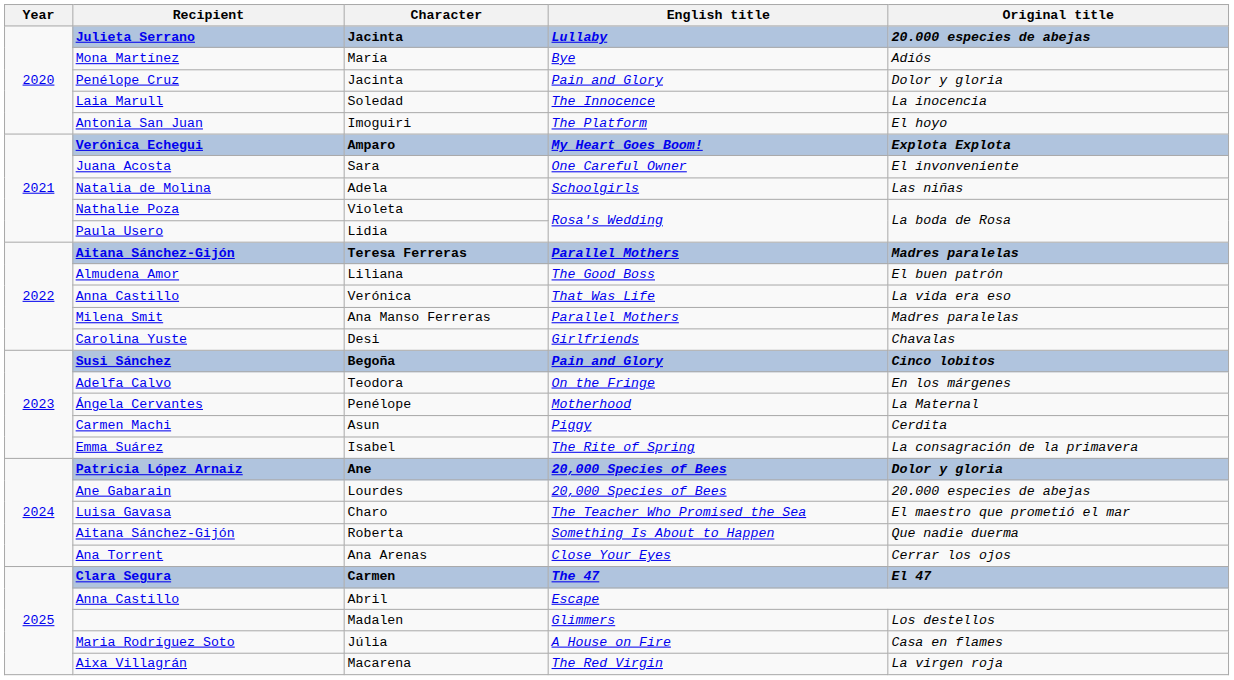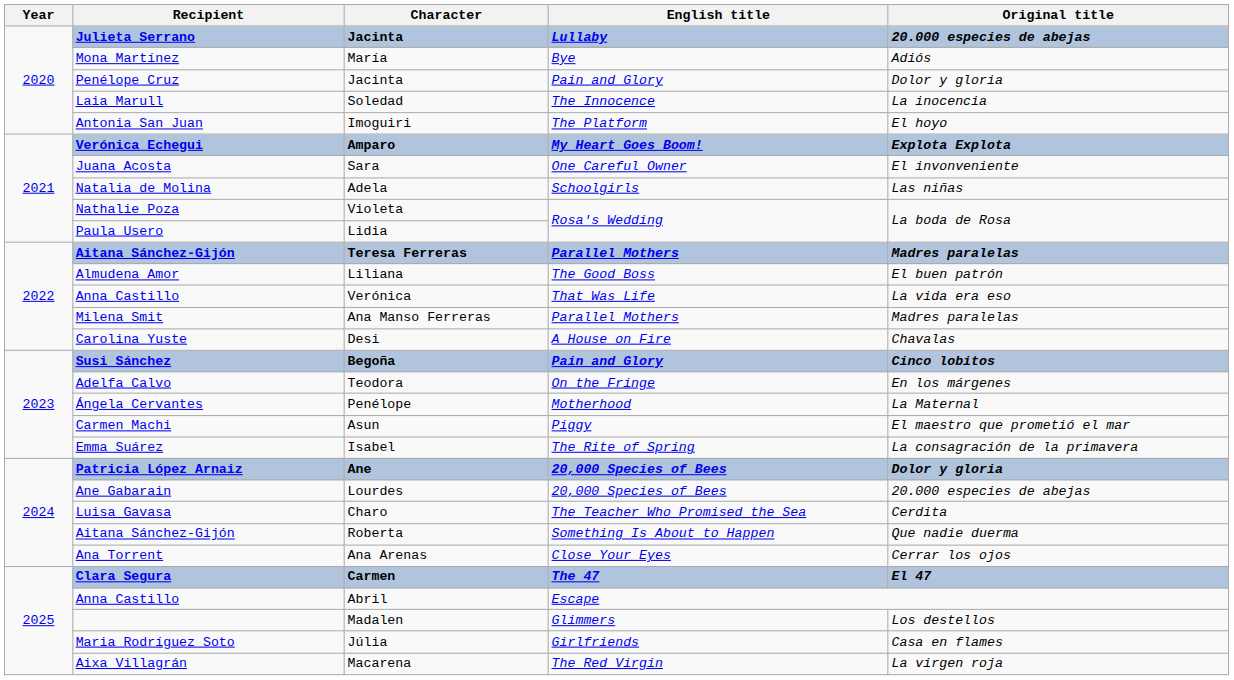(595, 339) Girlfriends -> (611, 339) A House on Fire
(919, 426) Cerdita -> (1011, 426) El maestro que prometió el mar
(1011, 512) El maestro que prometió el mar -> (919, 512) Cerdita
(611, 642) A House on Fire -> (595, 642) Girlfriends
